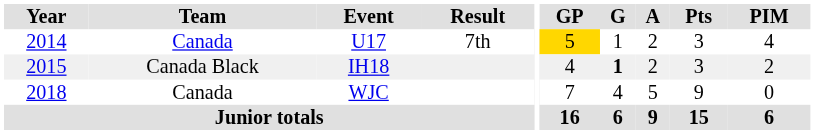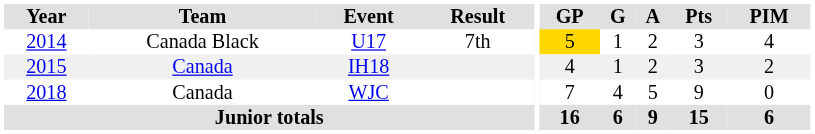(202, 41) Canada -> (202, 41) Canada Black
(202, 66) Canada Black -> (202, 66) Canada
(618, 66) bold -> (618, 66) normal
